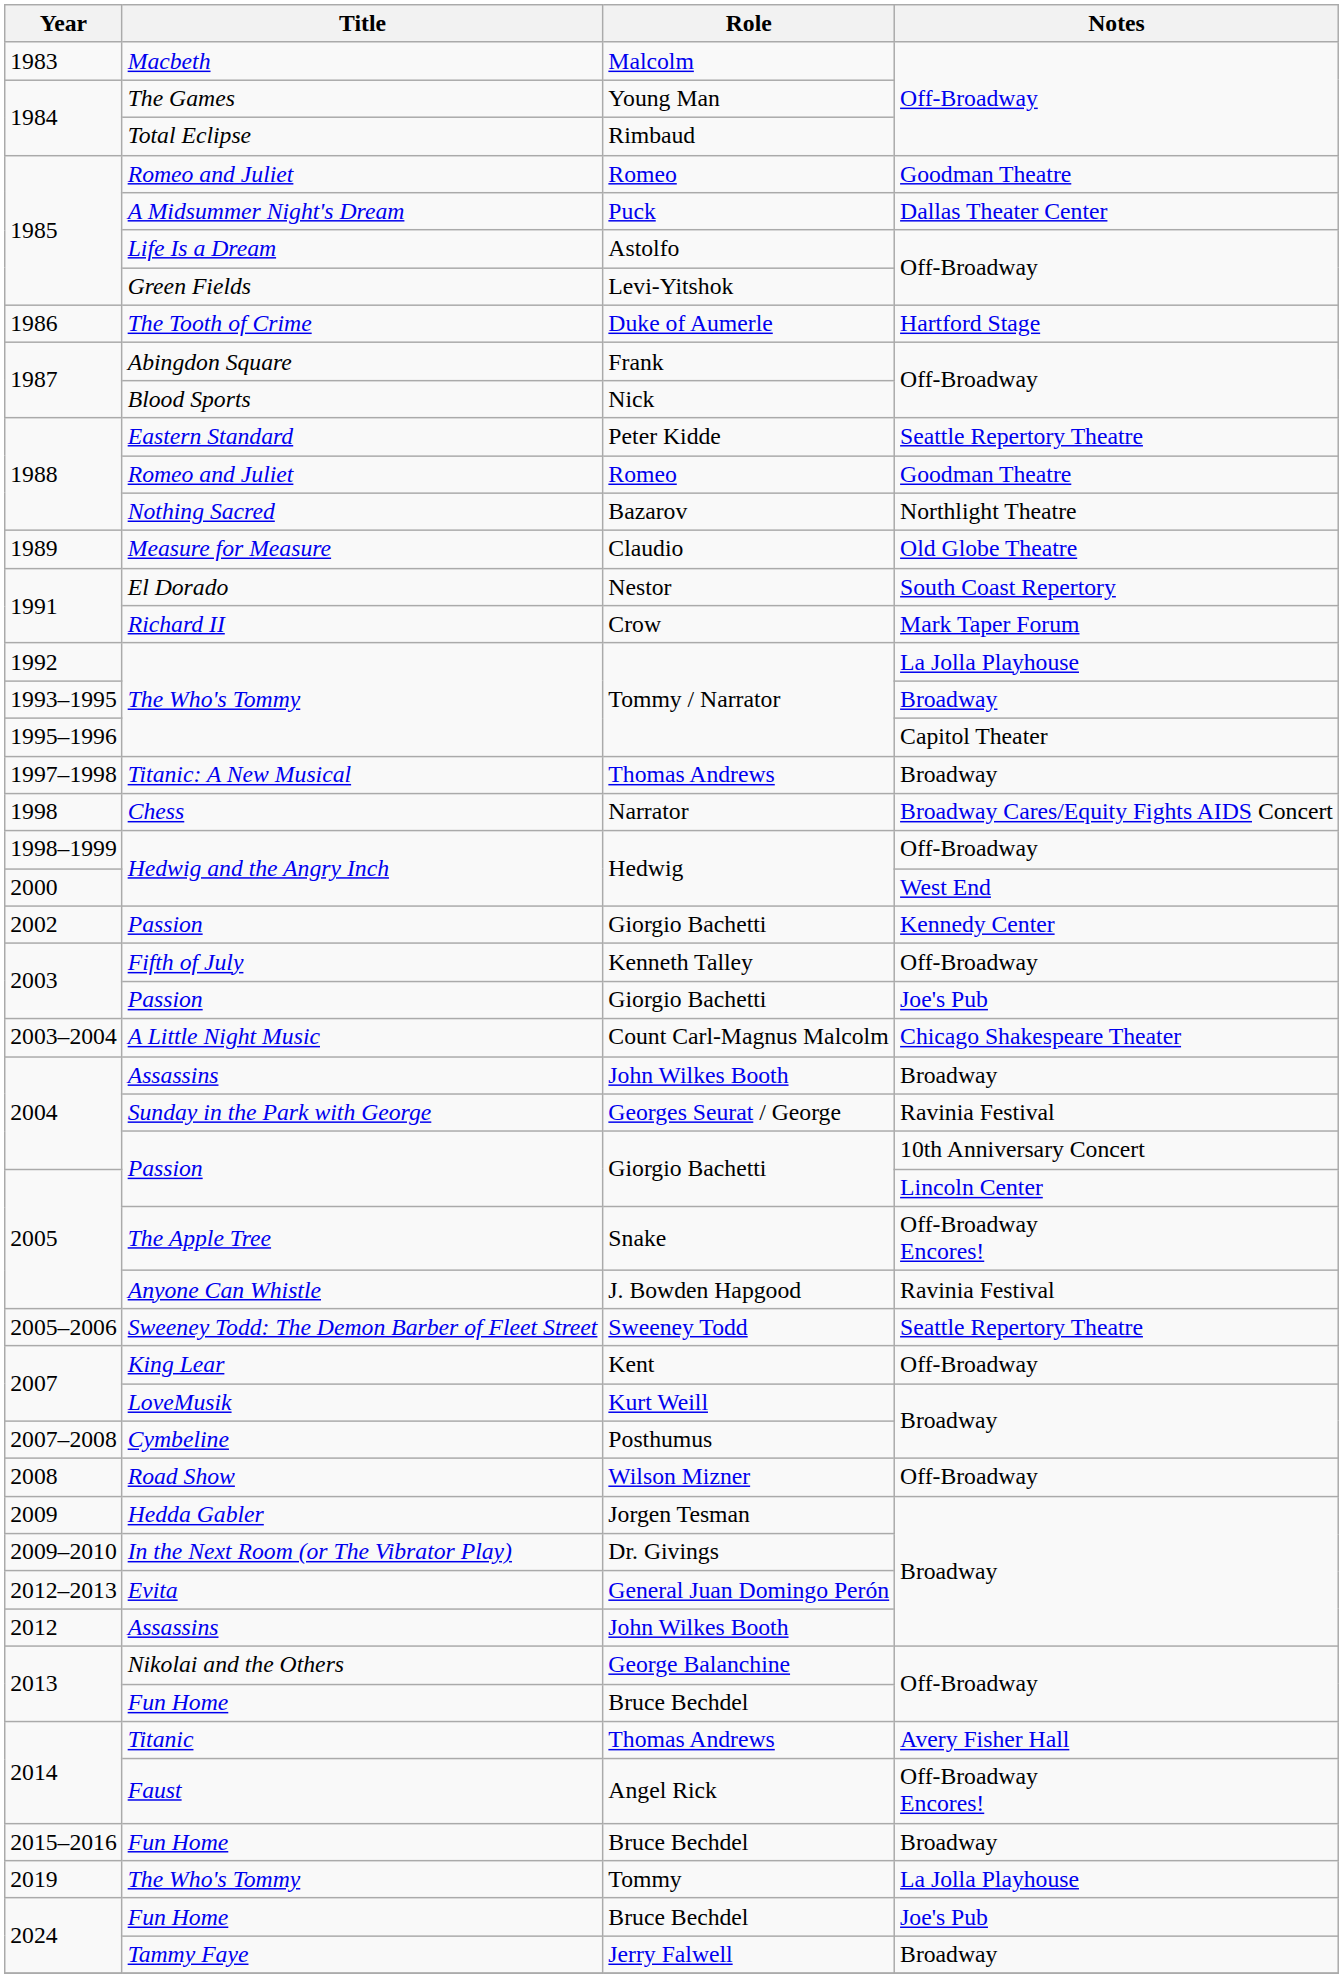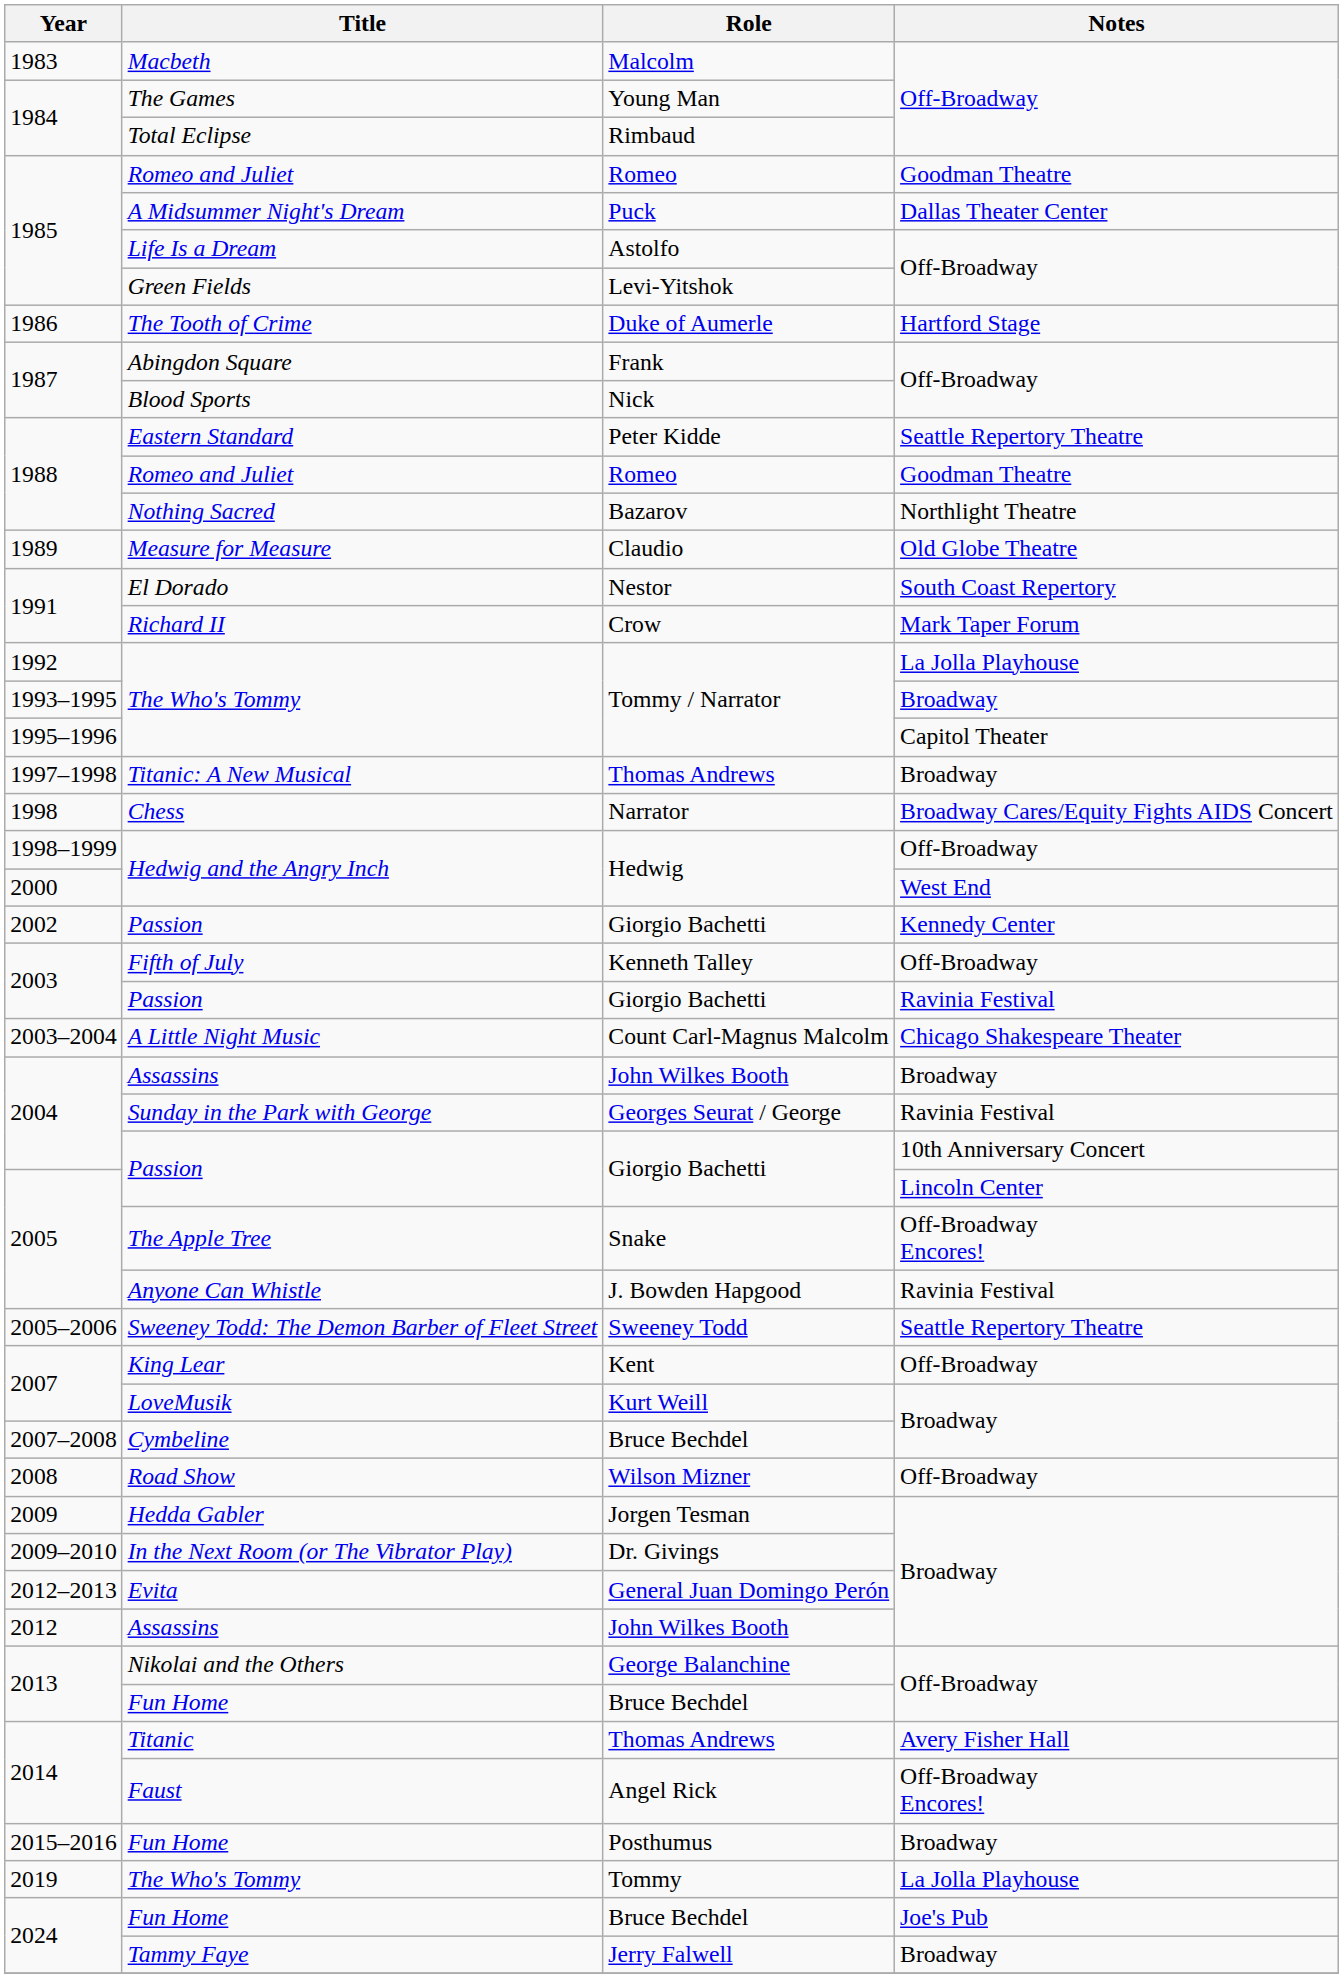(944, 999) Joe's Pub -> (977, 999) Ravinia Festival
(660, 1439) Posthumus -> (678, 1439) Bruce Bechdel
(678, 1841) Bruce Bechdel -> (660, 1841) Posthumus
